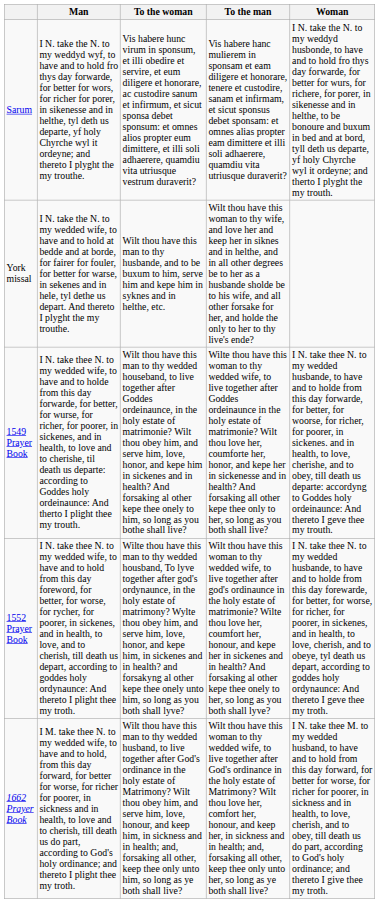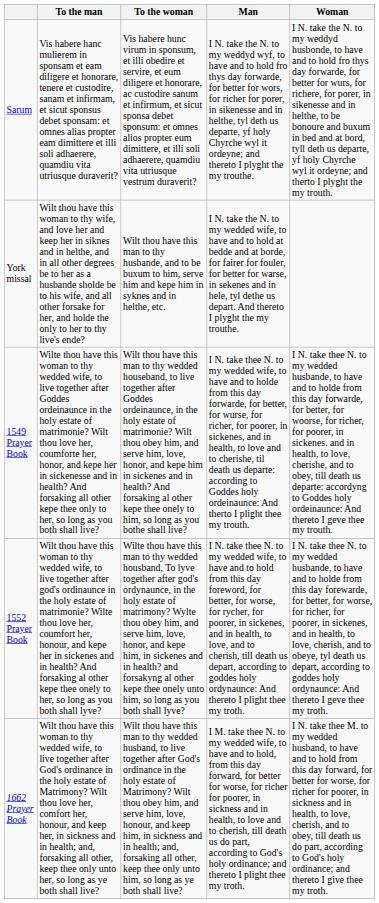columns swapped: (248, 12) <-> (79, 12)
